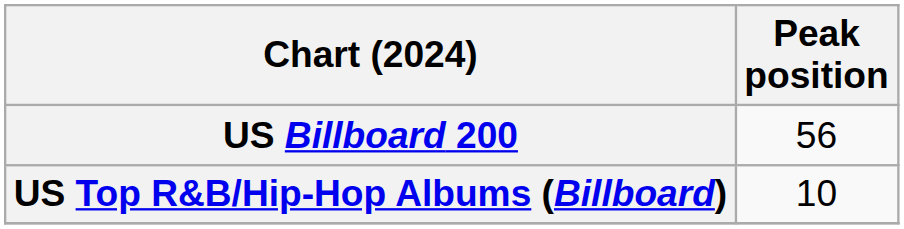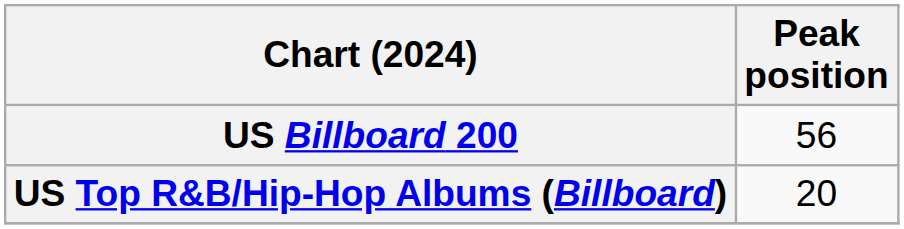(816, 193) 10 -> (816, 193) 20
